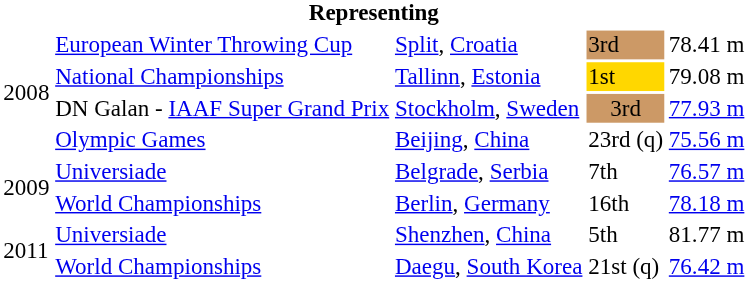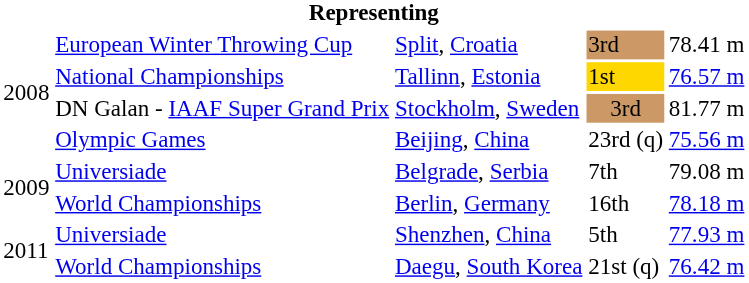(707, 76) 79.08 m -> (707, 76) 76.57 m
(707, 108) 77.93 m -> (707, 108) 81.77 m
(707, 171) 76.57 m -> (707, 171) 79.08 m
(707, 234) 81.77 m -> (707, 234) 77.93 m
